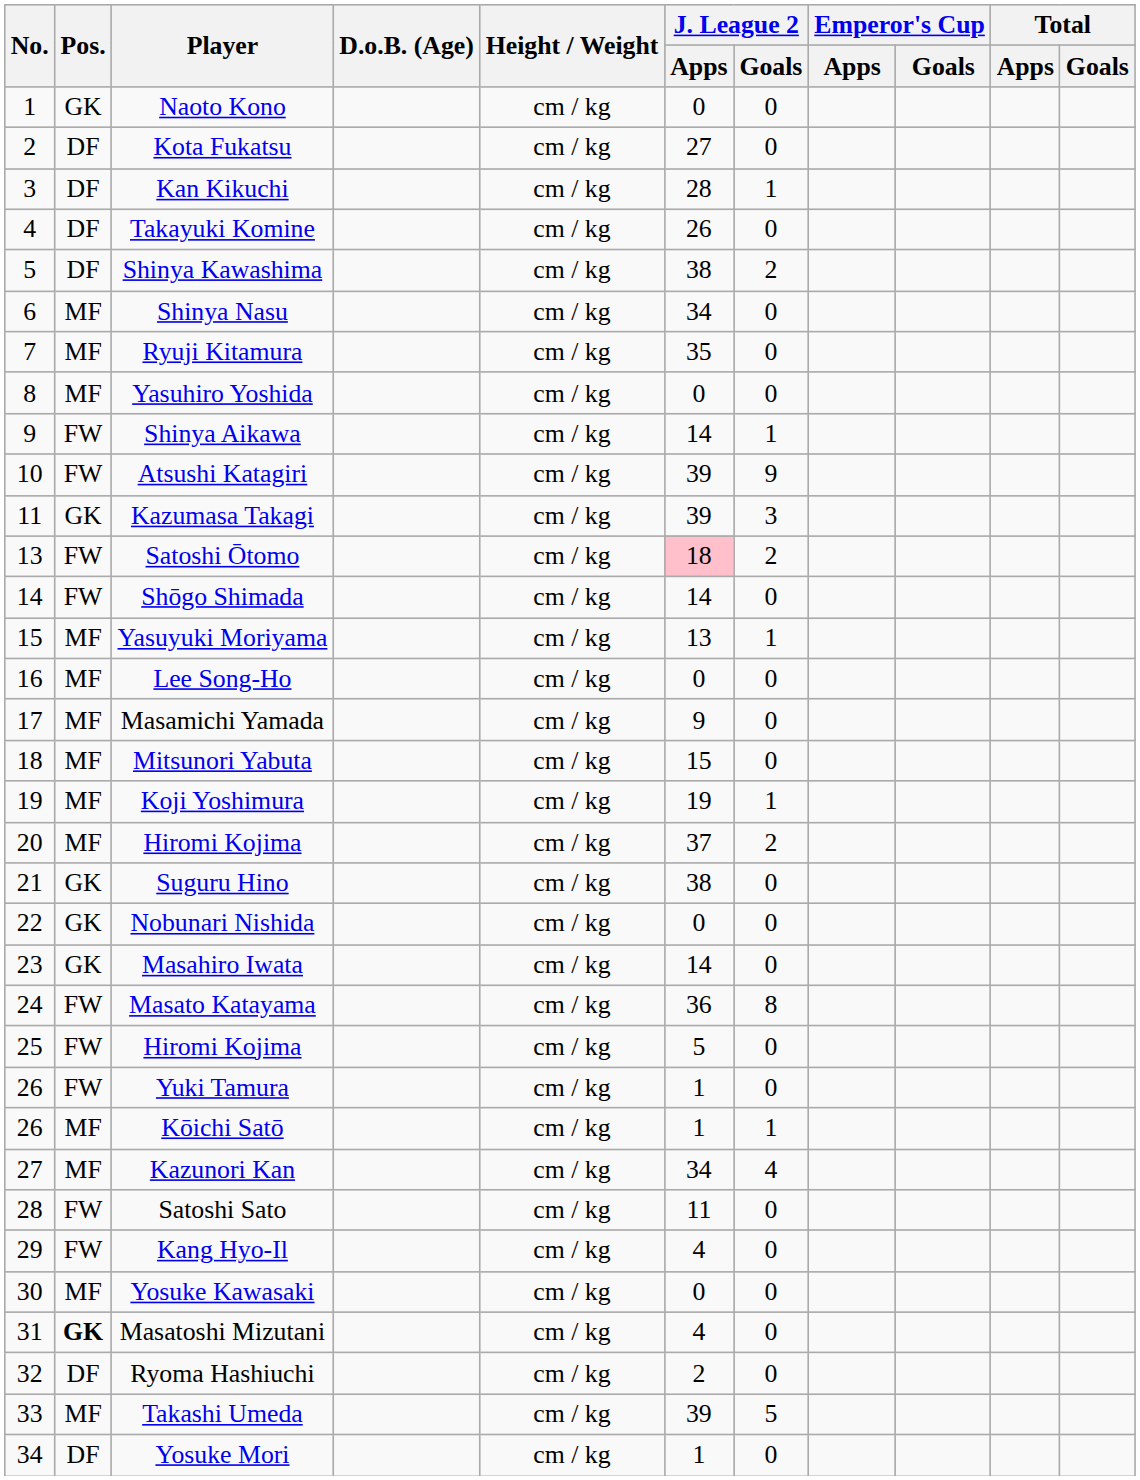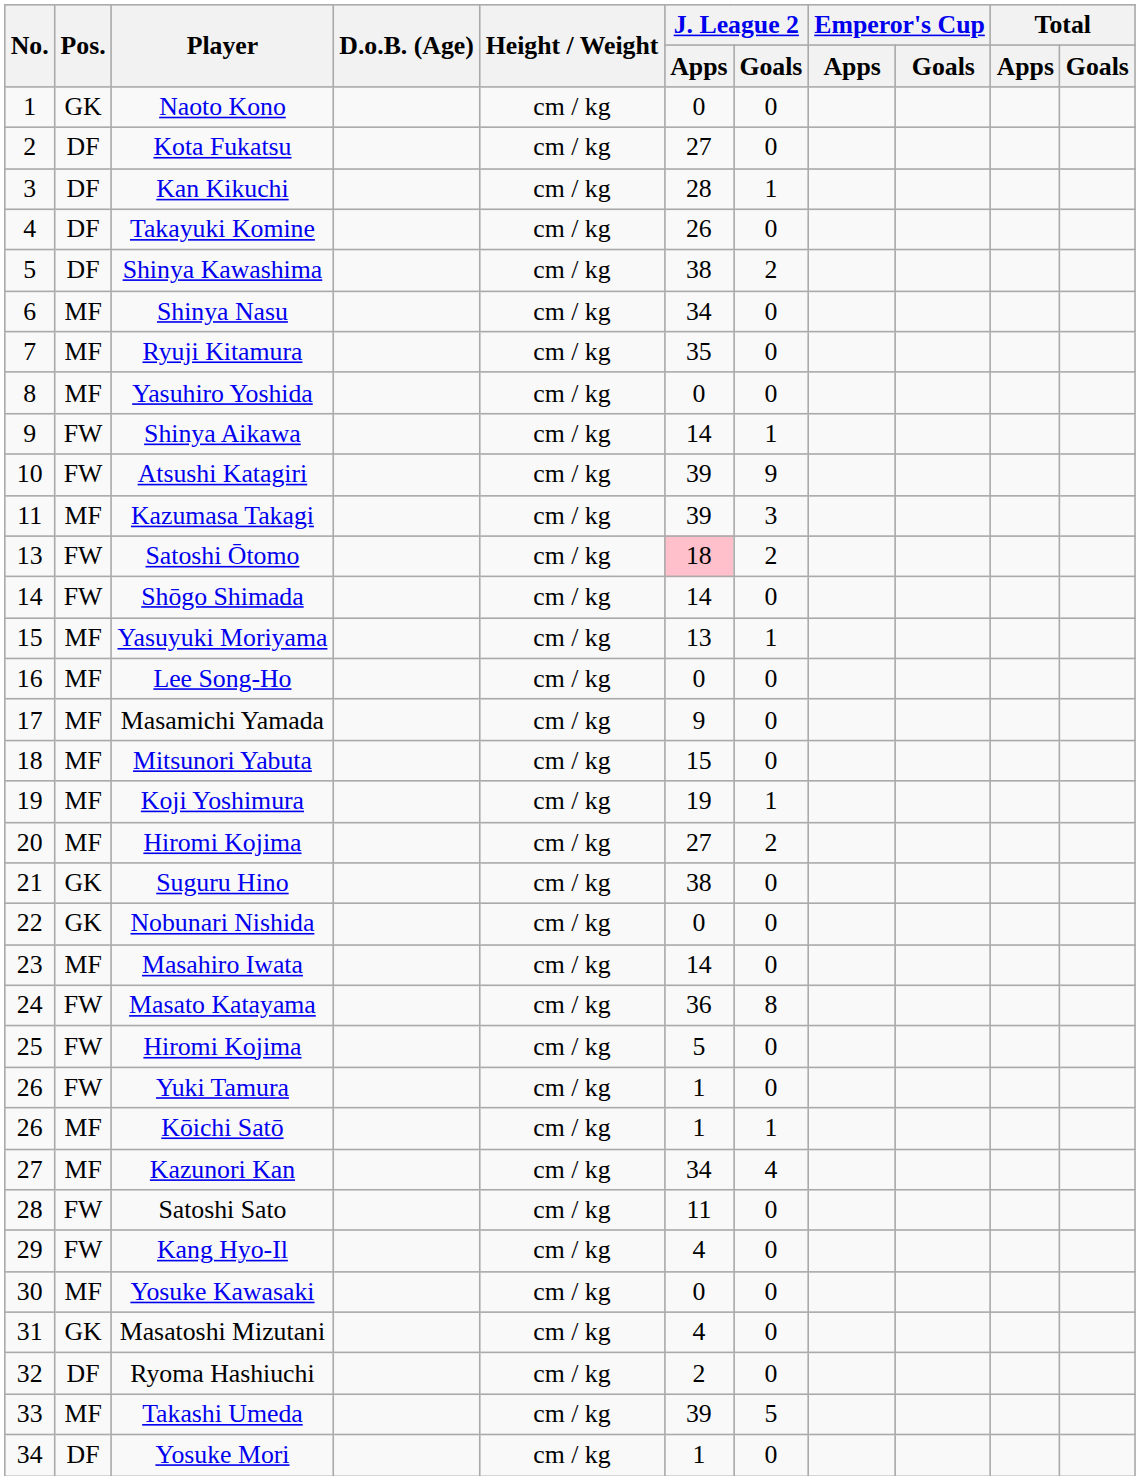(83, 515) GK -> (83, 515) MF
(699, 842) 37 -> (699, 842) 27
(83, 964) GK -> (83, 964) MF
(83, 1332) bold -> (83, 1332) normal
